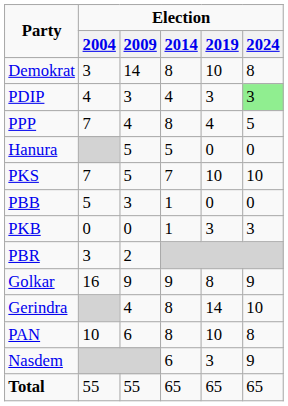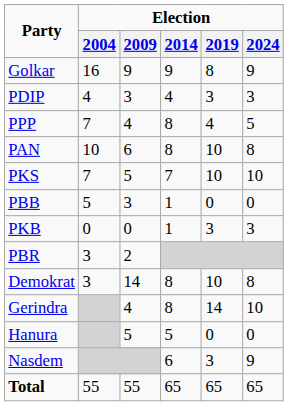rows swapped: (31, 281) <-> (42, 70)
(251, 96) lightgreen background -> (251, 96) no background
rows swapped: (24, 334) <-> (33, 149)
